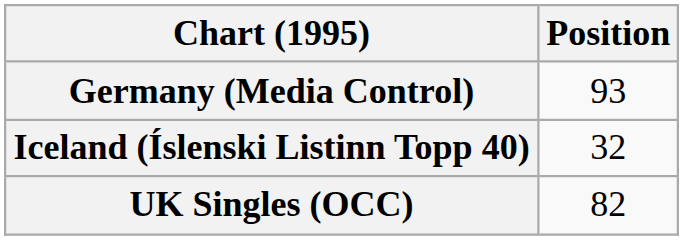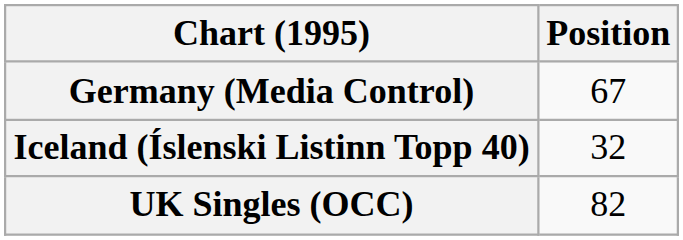(608, 90) 93 -> (608, 90) 67
